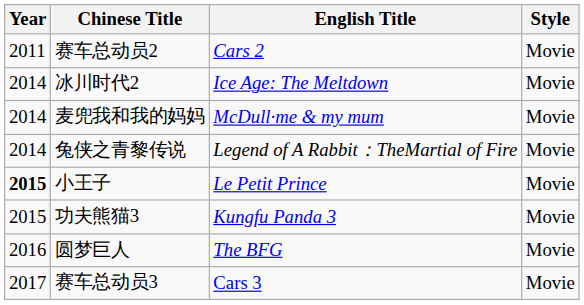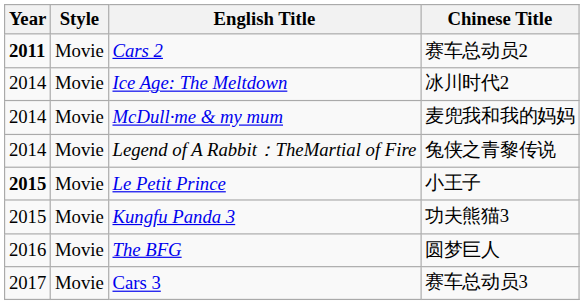columns swapped: (550, 19) <-> (130, 19)
(27, 50) normal -> (27, 50) bold
